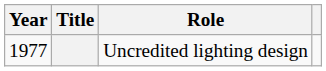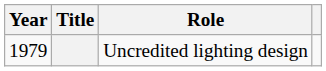(28, 50) 1977 -> (28, 50) 1979
